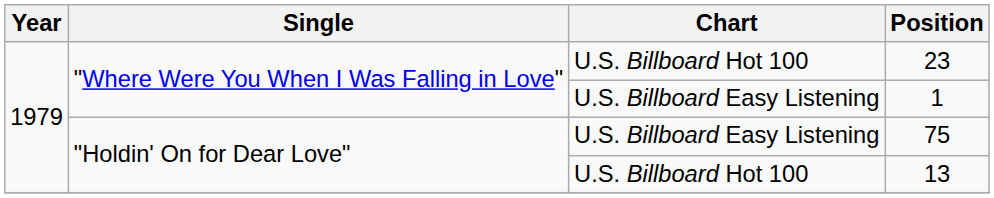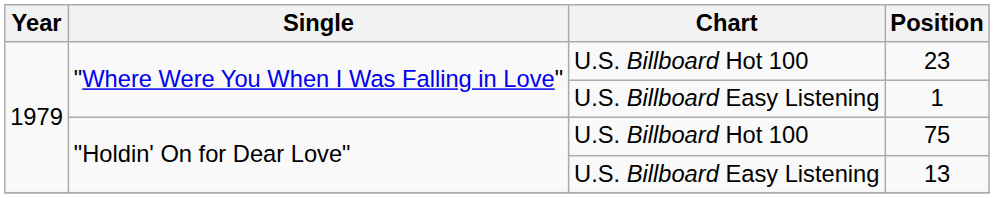(727, 135) U.S. Billboard Easy Listening -> (691, 135) U.S. Billboard Hot 100
(691, 173) U.S. Billboard Hot 100 -> (727, 173) U.S. Billboard Easy Listening
